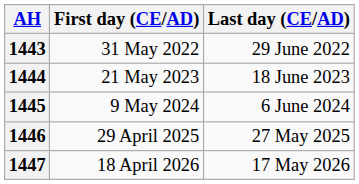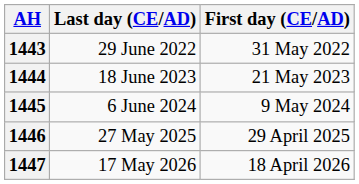columns swapped: (127, 19) <-> (279, 19)
